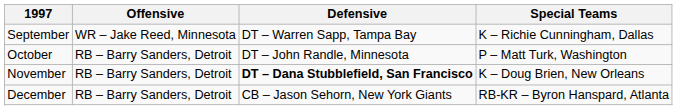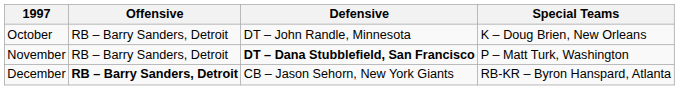- row: (38, 34)
(553, 54) P – Matt Turk, Washington -> (564, 34) K – Doug Brien, New Orleans
(561, 74) K – Doug Brien, New Orleans -> (555, 54) P – Matt Turk, Washington
(153, 94) normal -> (155, 74) bold
